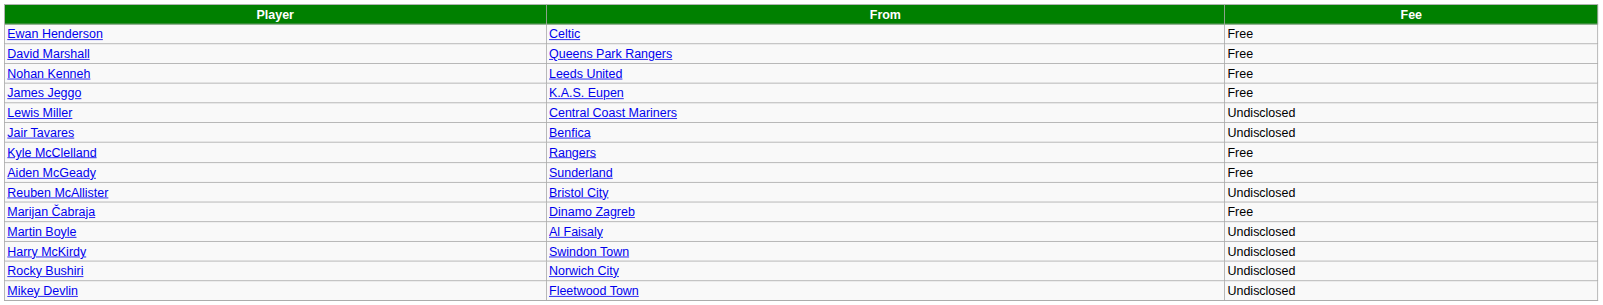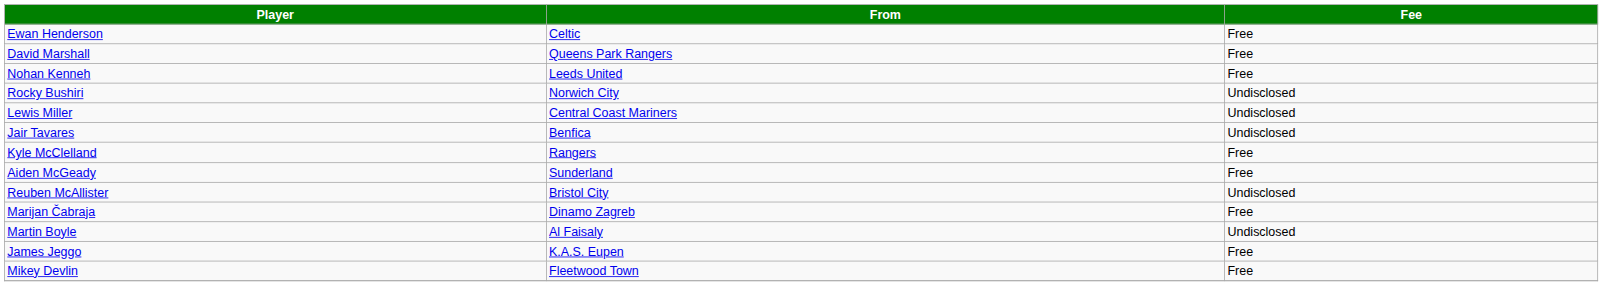rows swapped: (45, 271) <-> (44, 93)
- row: (47, 251)
(1261, 291) Undisclosed -> (1240, 271) Free
